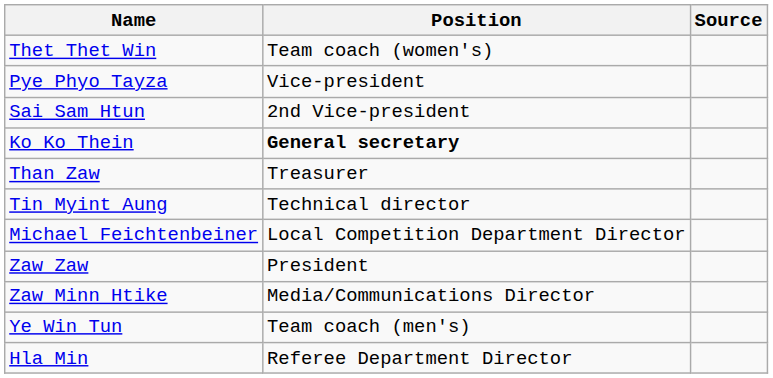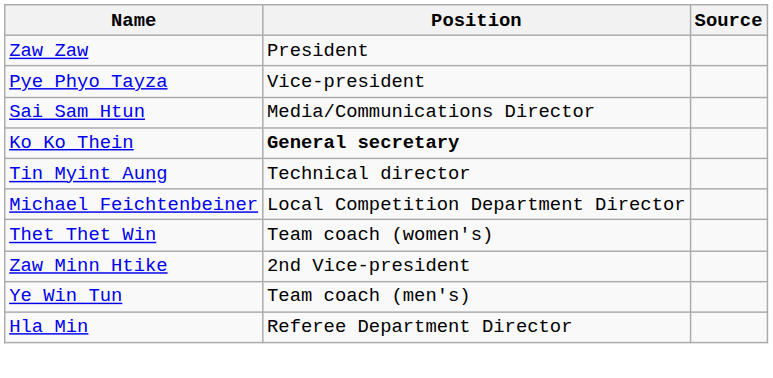rows swapped: (49, 266) <-> (83, 51)
(369, 112) 2nd Vice-president -> (431, 112) Media/Communications Director
- row: (54, 174)
(431, 297) Media/Communications Director -> (369, 266) 2nd Vice-president
